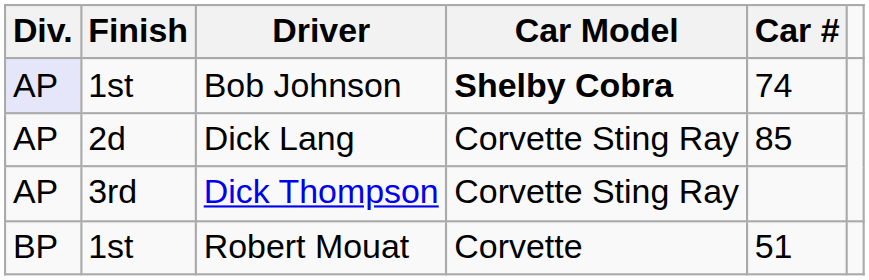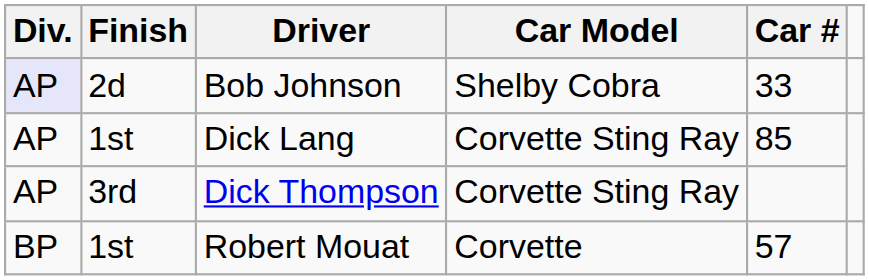(111, 85) 1st -> (107, 85) 2d
(564, 85) bold -> (557, 85) normal
(774, 85) 74 -> (774, 85) 33
(107, 138) 2d -> (111, 138) 1st
(774, 246) 51 -> (774, 246) 57
